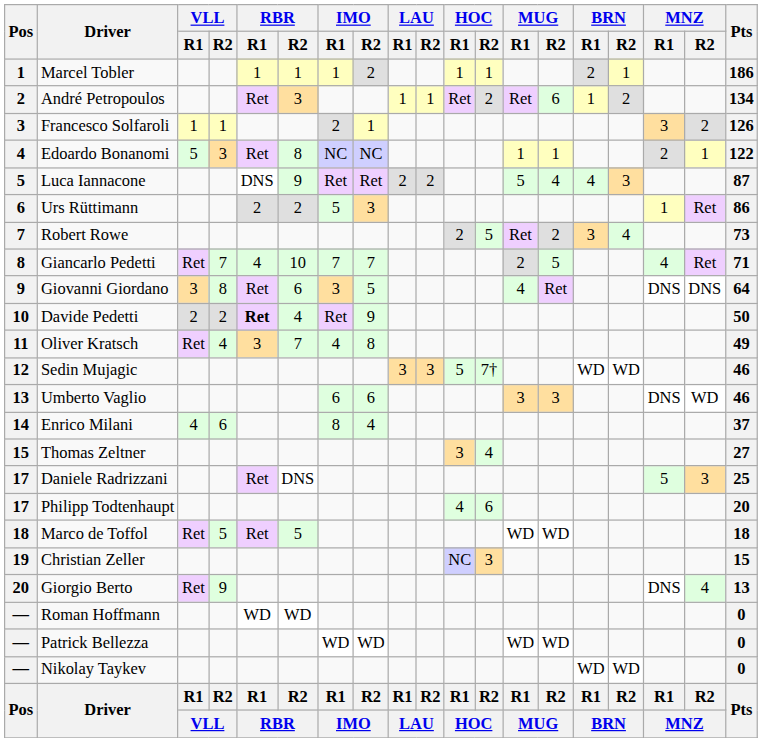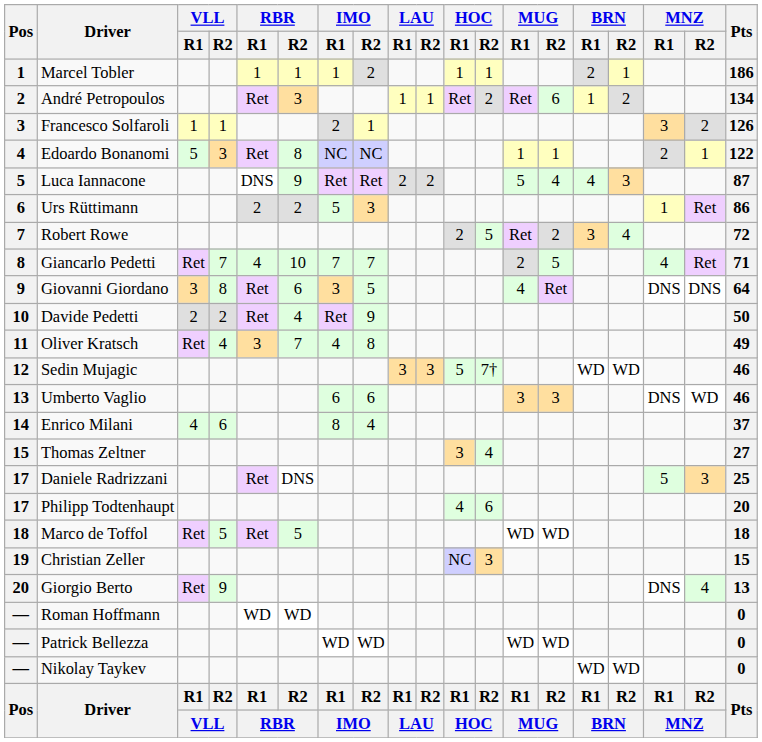(741, 234) 73 -> (741, 234) 72
(257, 316) bold -> (257, 316) normal
